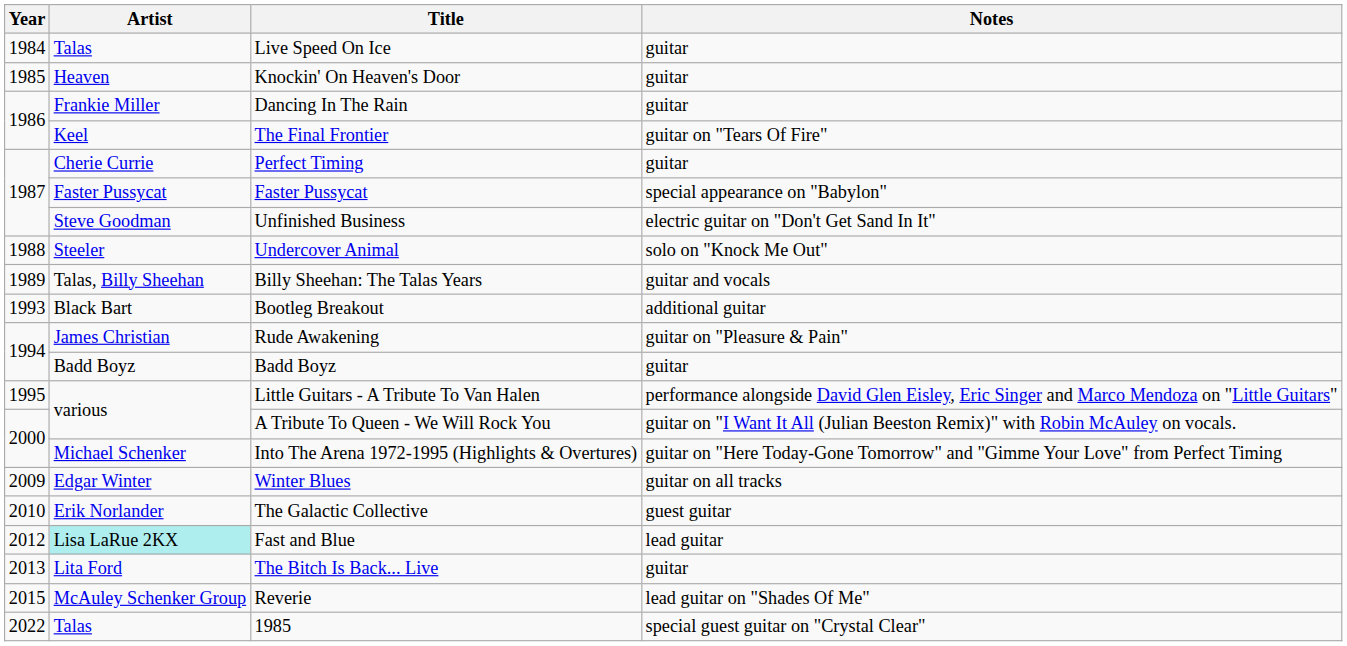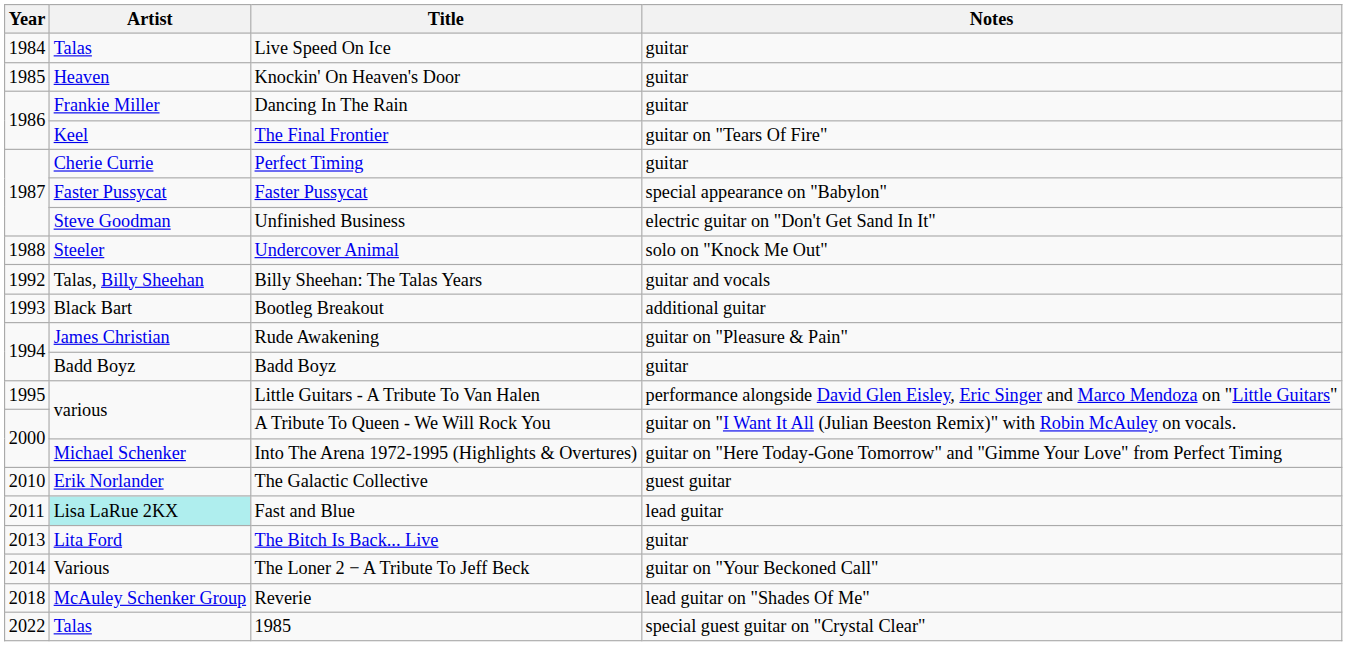(27, 279) 1989 -> (27, 279) 1992
- row: (303, 481)
(27, 539) 2012 -> (27, 510) 2011
+ row: (392, 568)
(27, 597) 2015 -> (27, 597) 2018
